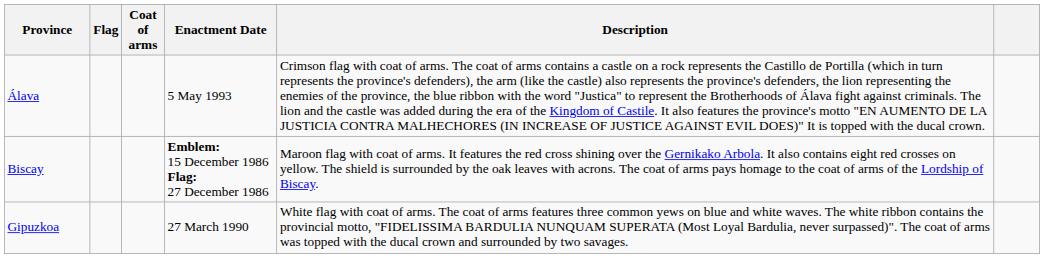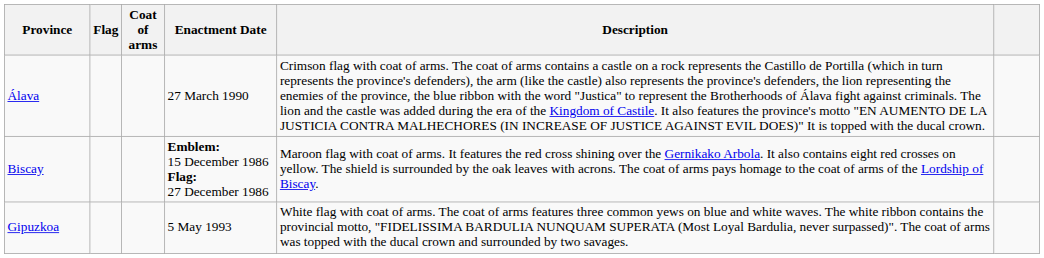(200, 95) 5 May 1993 -> (208, 95) 27 March 1990
(208, 227) 27 March 1990 -> (200, 227) 5 May 1993
